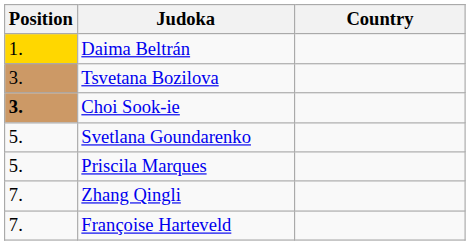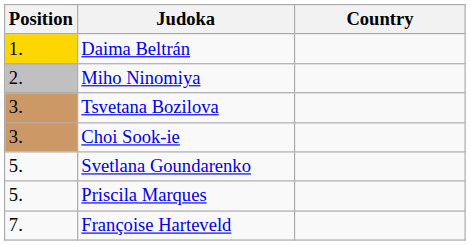+ row: (141, 78)
(16, 107) bold -> (16, 136) normal
- row: (131, 195)
